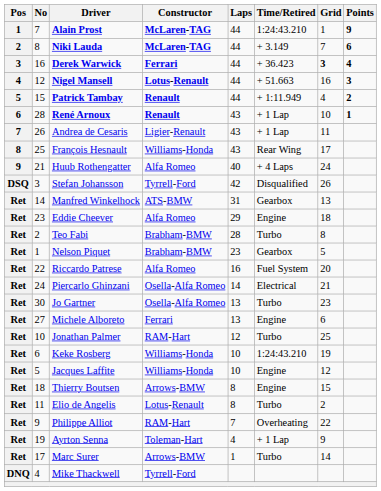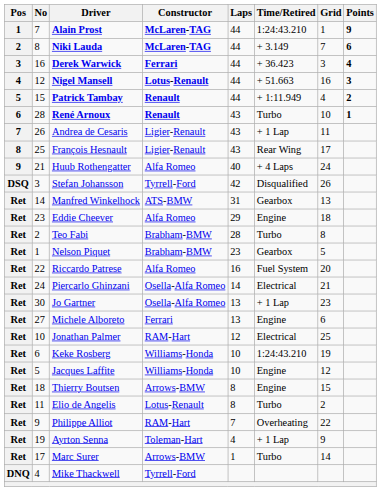(323, 64) bold -> (323, 64) normal
(273, 115) + 1 Lap -> (269, 115) Turbo
(179, 149) Williams-Honda -> (175, 149) Ligier-Renault
(269, 302) Turbo -> (273, 302) + 1 Lap
(269, 337) Turbo -> (277, 337) Electrical
